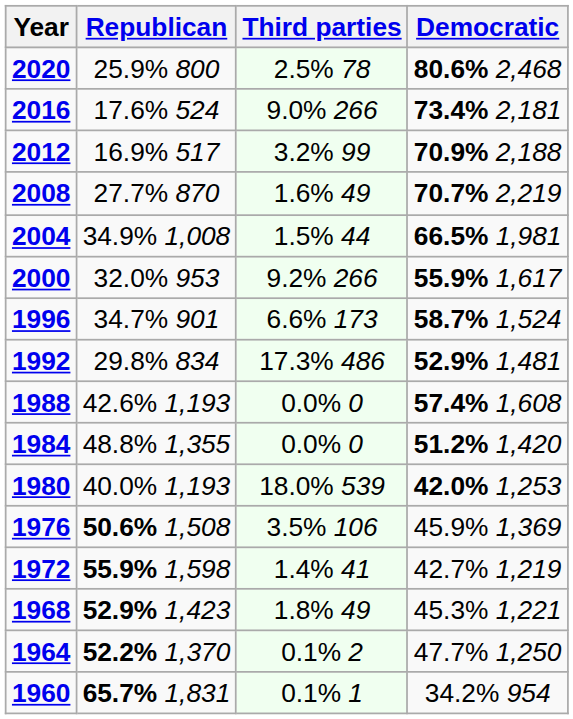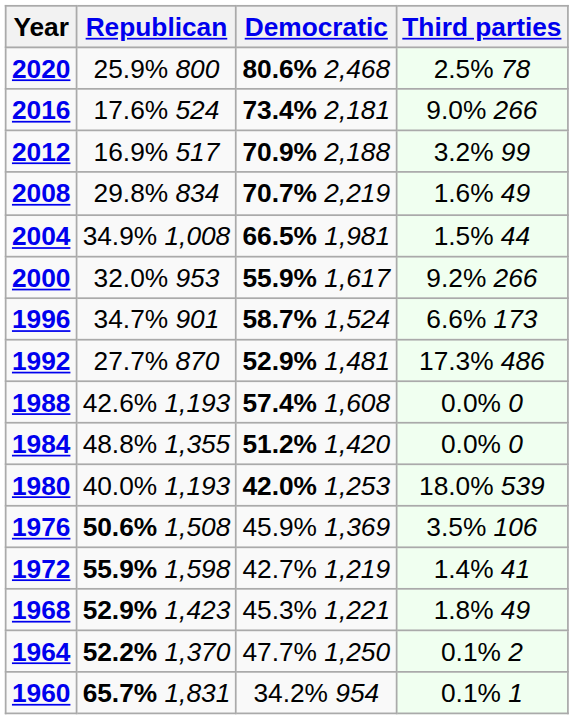columns swapped: (488, 27) <-> (322, 27)
(156, 193) 27.7% 870 -> (156, 193) 29.8% 834
(156, 360) 29.8% 834 -> (156, 360) 27.7% 870
